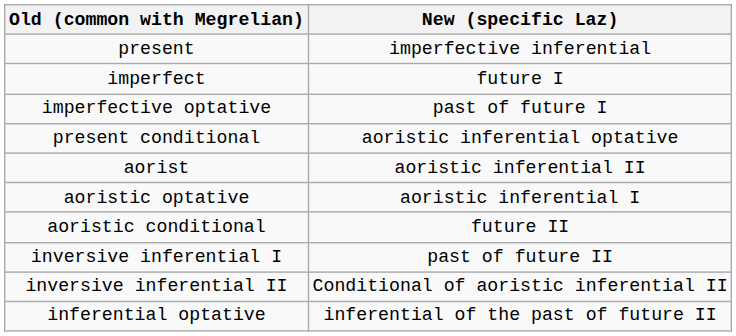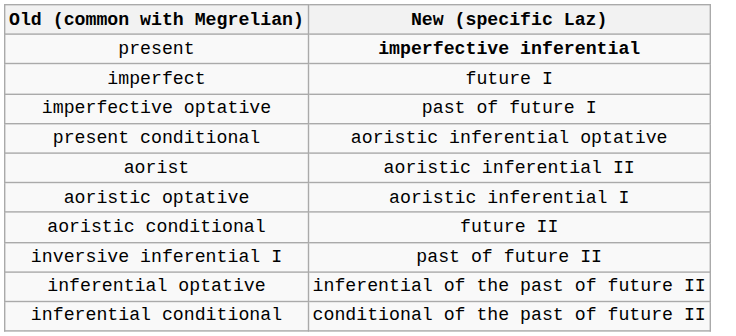(520, 49) normal -> (509, 49) bold
- row: (156, 286)
+ row: (156, 316)
